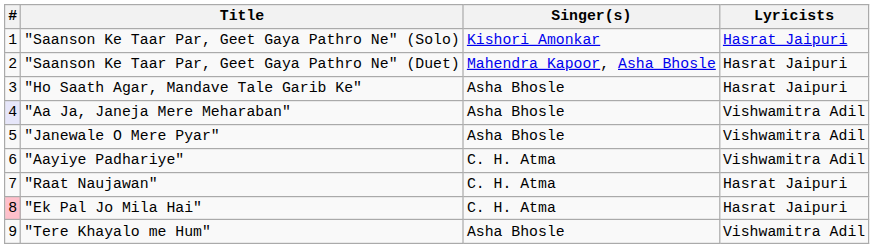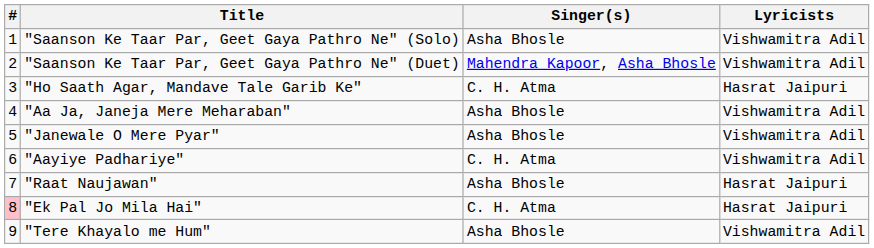(534, 41) Kishori Amonkar -> (516, 41) Asha Bhosle
(785, 41) Hasrat Jaipuri -> (794, 41) Vishwamitra Adil
(785, 65) Hasrat Jaipuri -> (794, 65) Vishwamitra Adil
(516, 89) Asha Bhosle -> (511, 89) C. H. Atma
(13, 113) lavender background -> (13, 113) no background
(511, 184) C. H. Atma -> (516, 184) Asha Bhosle
